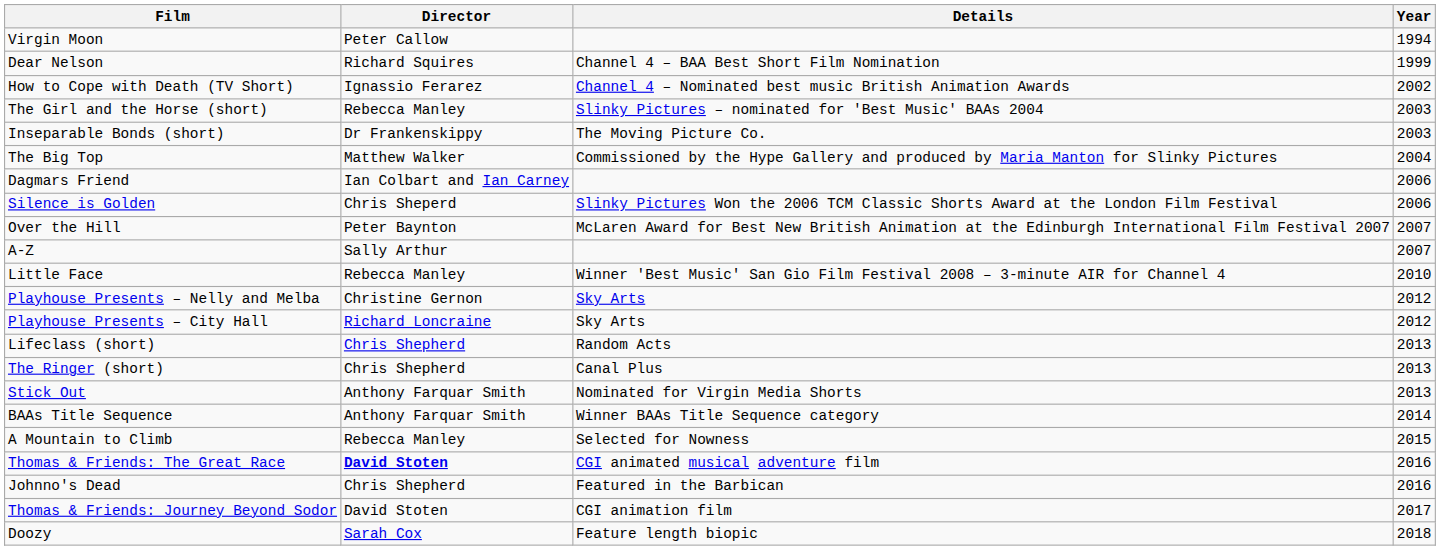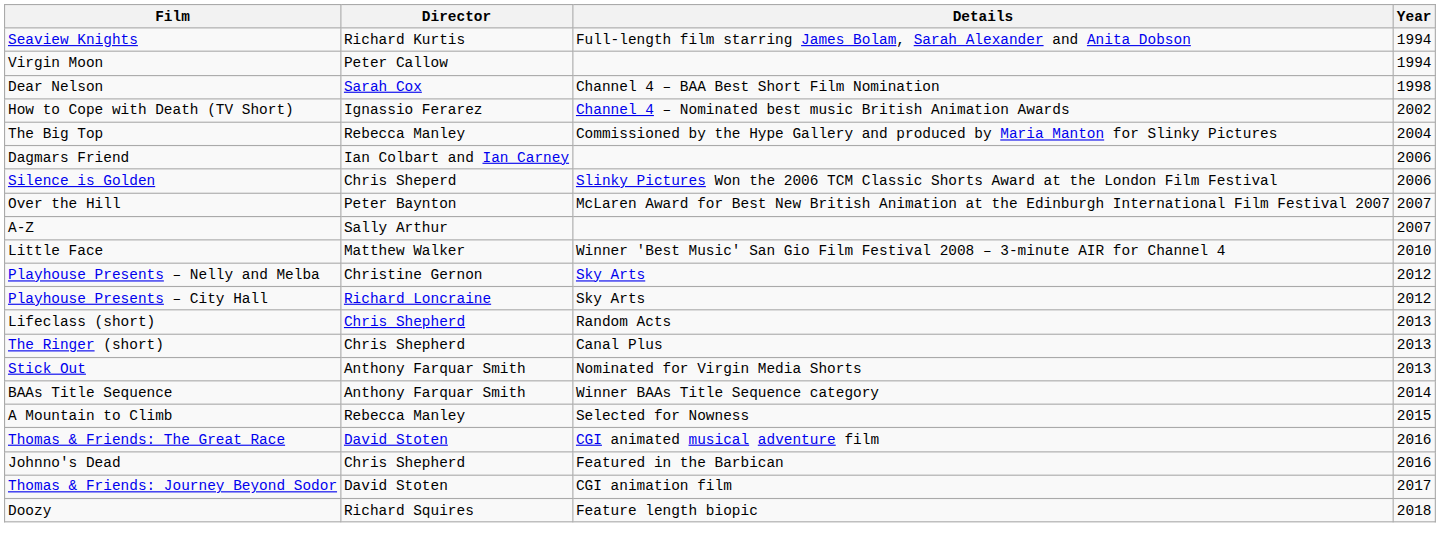+ row: (73, 40)
(409, 63) Richard Squires -> (383, 87) Sarah Cox
(1414, 63) 1999 -> (1414, 87) 1998
- row: (138, 110)
- row: (116, 134)
(405, 157) Matthew Walker -> (405, 134) Rebecca Manley
(405, 275) Rebecca Manley -> (405, 251) Matthew Walker
(396, 463) bold -> (396, 440) normal
(383, 534) Sarah Cox -> (409, 510) Richard Squires
